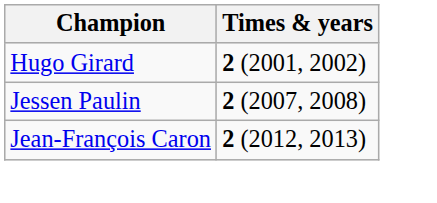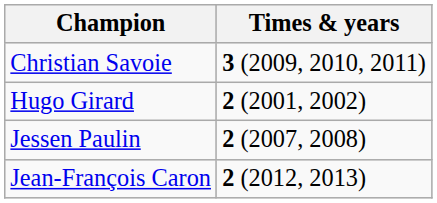+ row: (91, 62)
